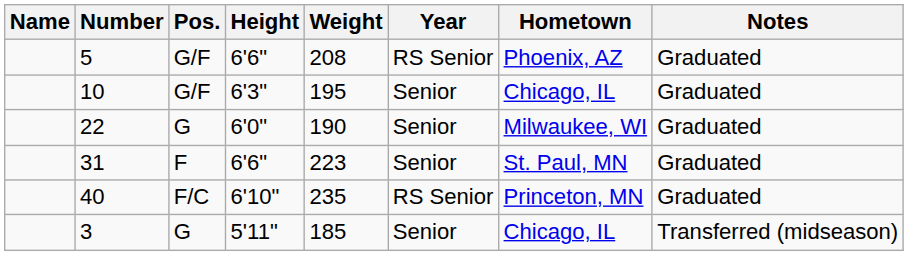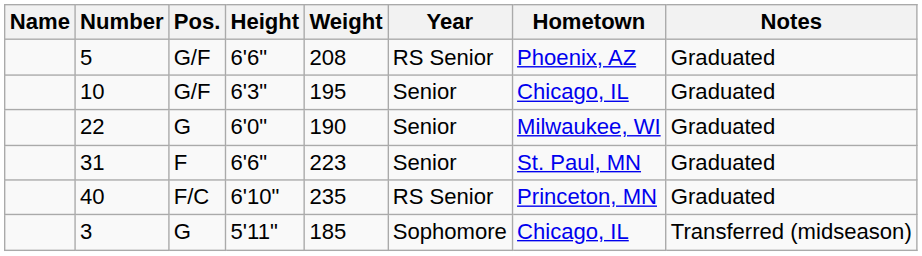(425, 232) Senior -> (450, 232) Sophomore
